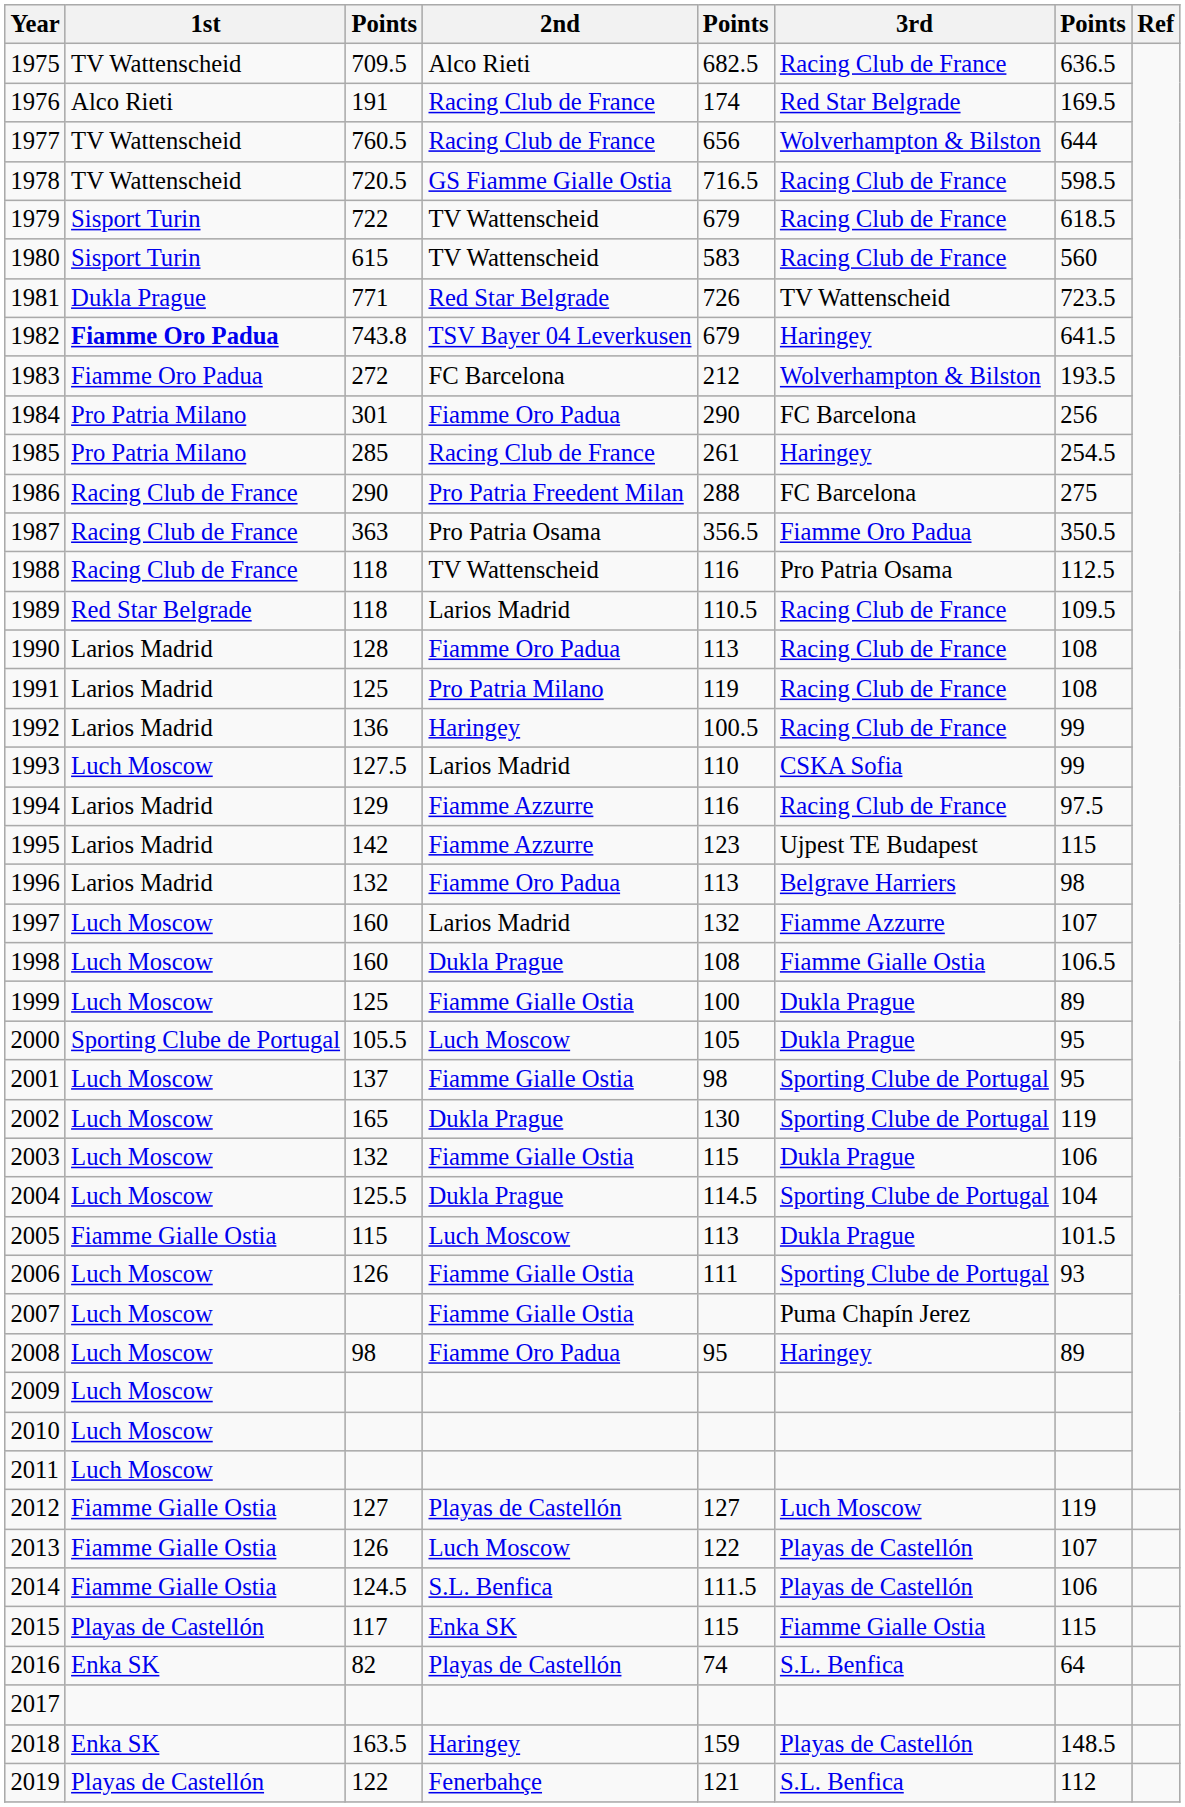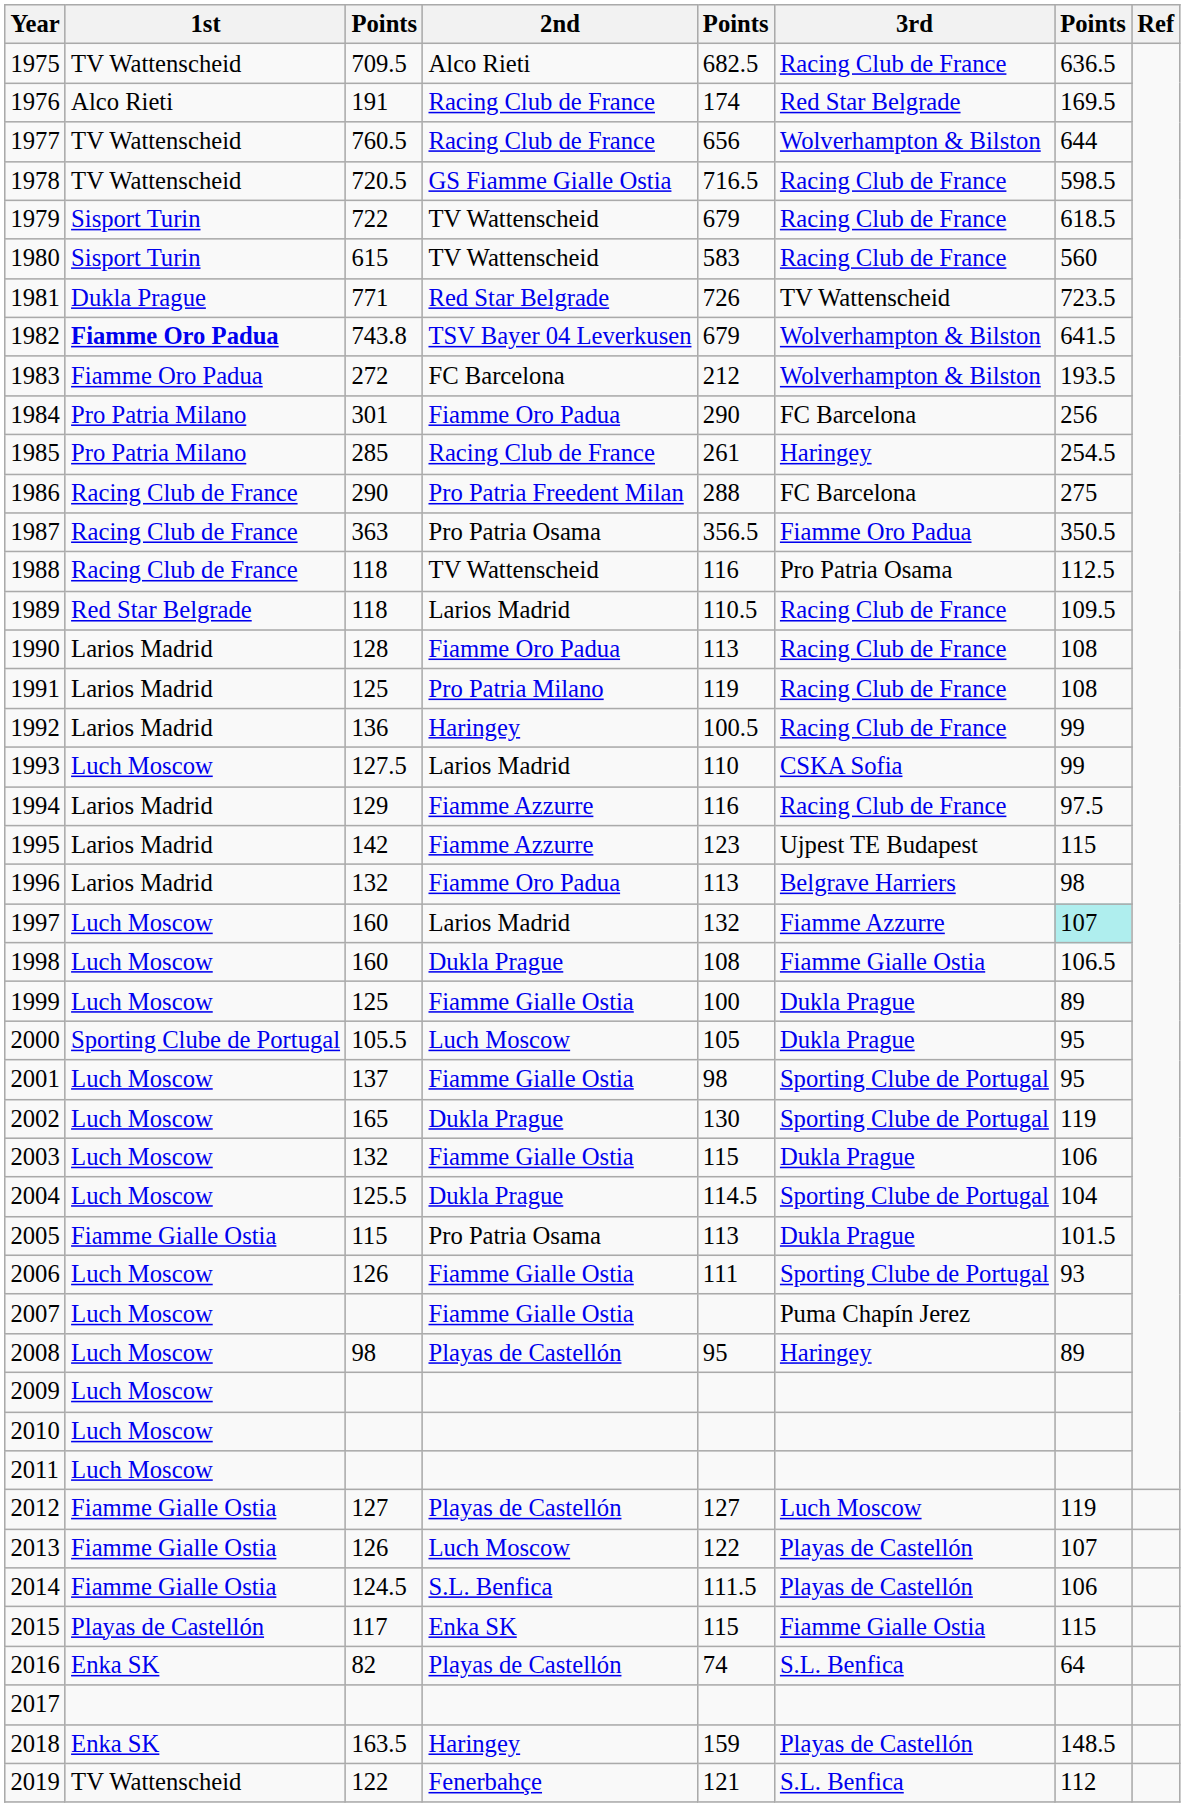(826, 336) Haringey -> (910, 336) Wolverhampton & Bilston
(1079, 922) no background -> (1079, 922) paleturquoise background
(499, 1235) Luch Moscow -> (515, 1235) Pro Patria Osama
(524, 1352) Fiamme Oro Padua -> (525, 1352) Playas de Castellón
(168, 1782) Playas de Castellón -> (156, 1782) TV Wattenscheid
